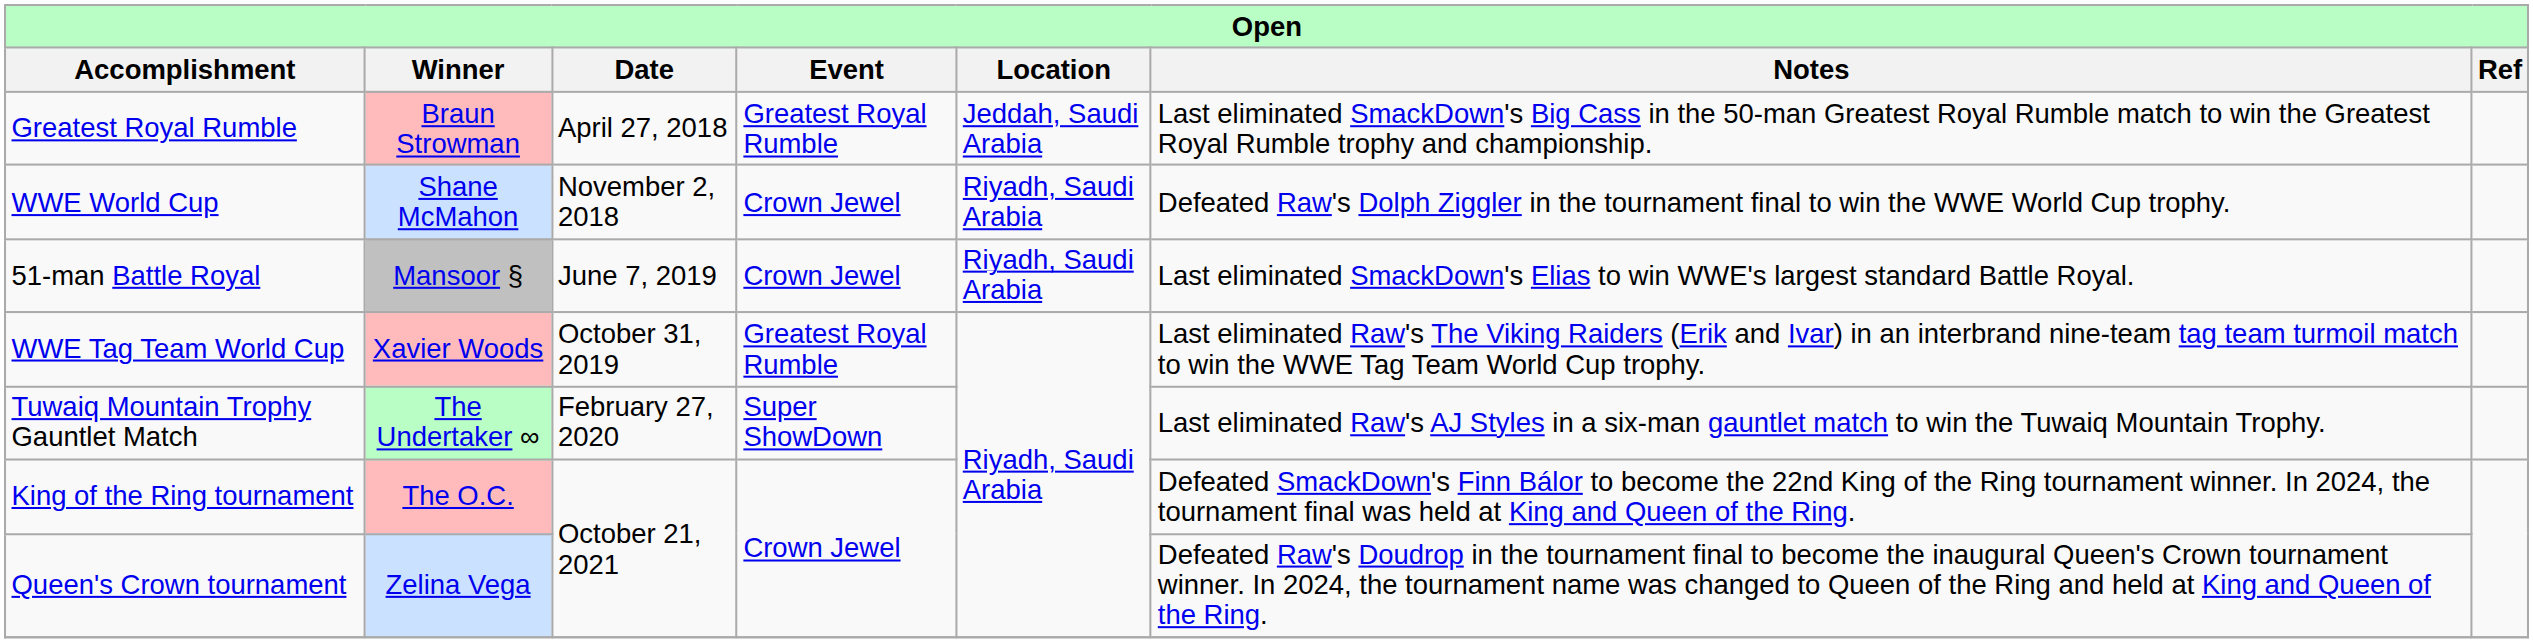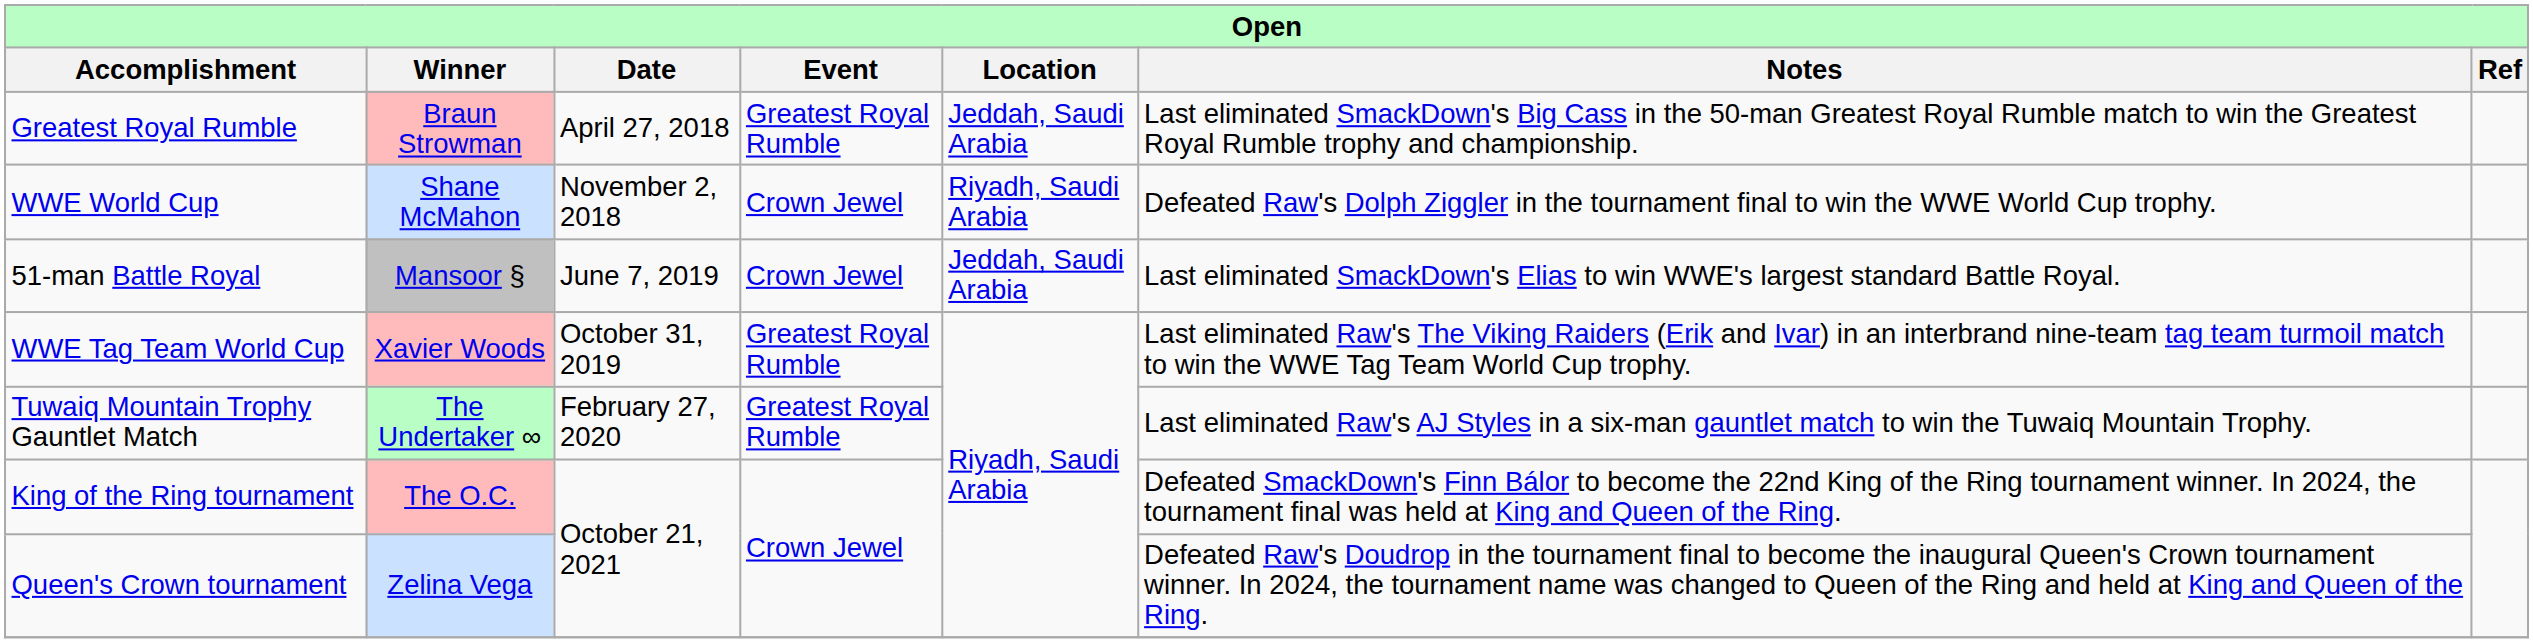(1048, 275) Riyadh, Saudi Arabia -> (1036, 275) Jeddah, Saudi Arabia
(813, 422) Super ShowDown -> (838, 422) Greatest Royal Rumble
